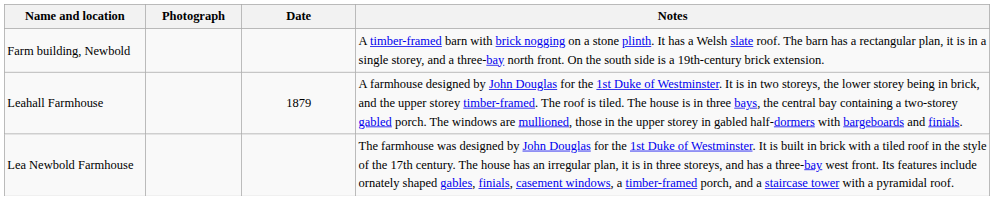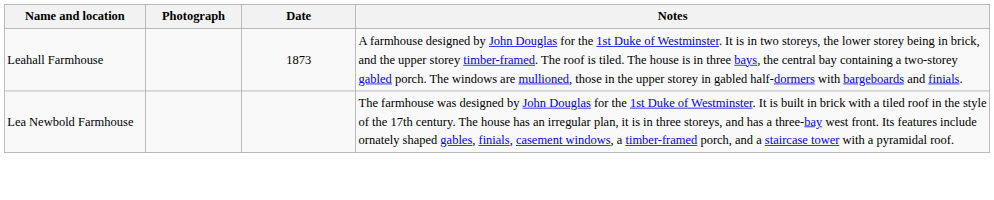- row: (69, 50)
(299, 103) 1879 -> (299, 59) 1873
